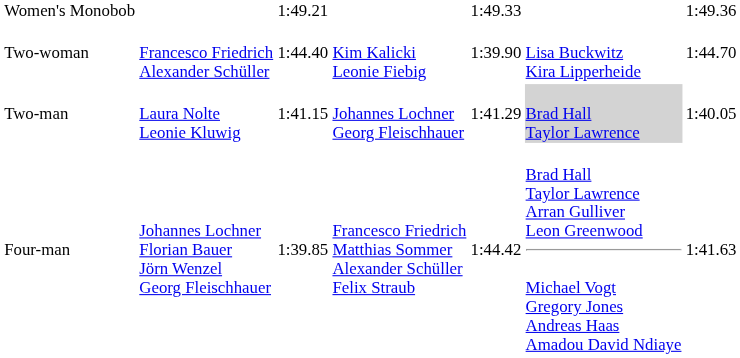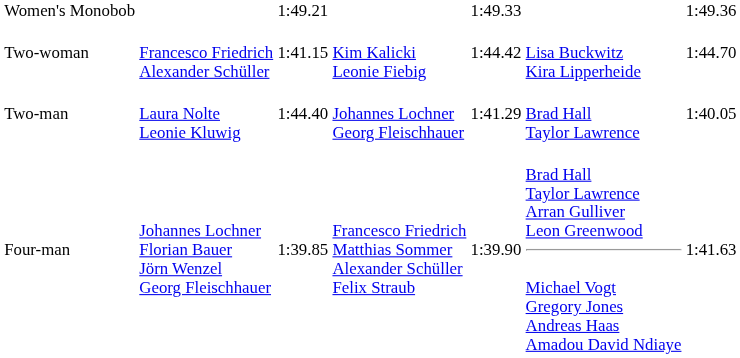(303, 52) 1:44.40 -> (303, 52) 1:41.15
(496, 52) 1:39.90 -> (496, 52) 1:44.42
(303, 113) 1:41.15 -> (303, 113) 1:44.40
(583, 122) lightgrey background -> (583, 122) no background
(496, 249) 1:44.42 -> (496, 249) 1:39.90
